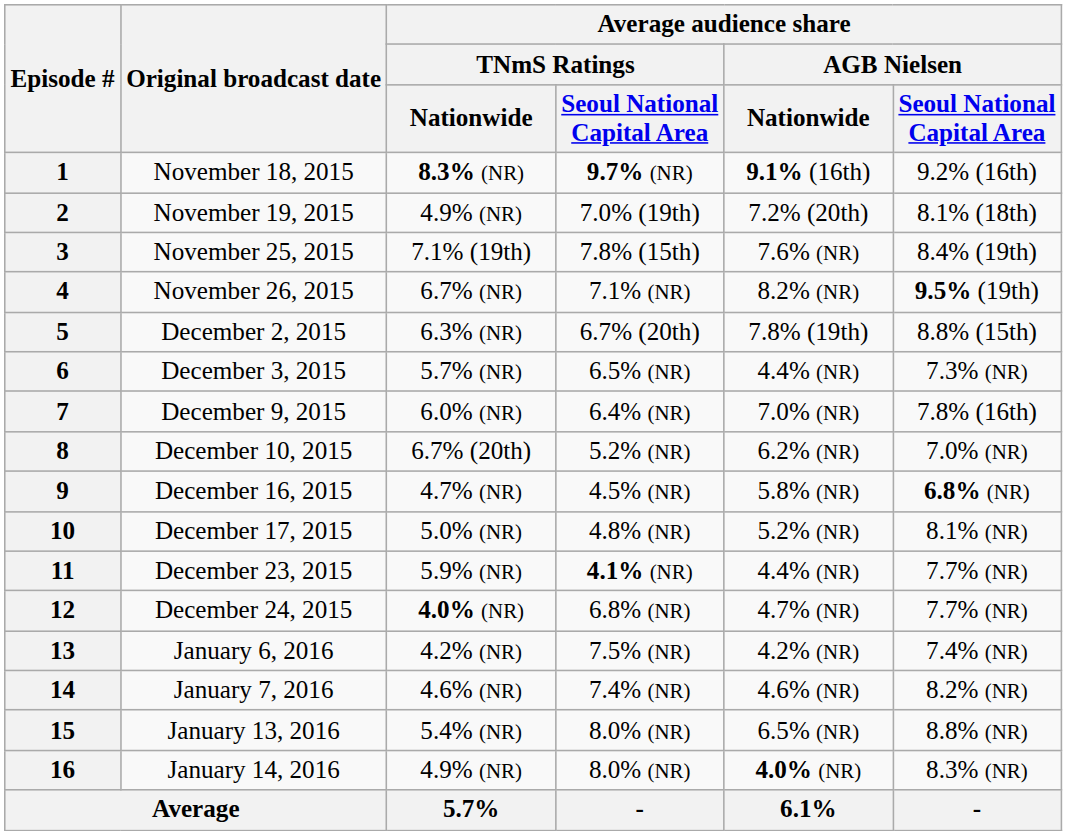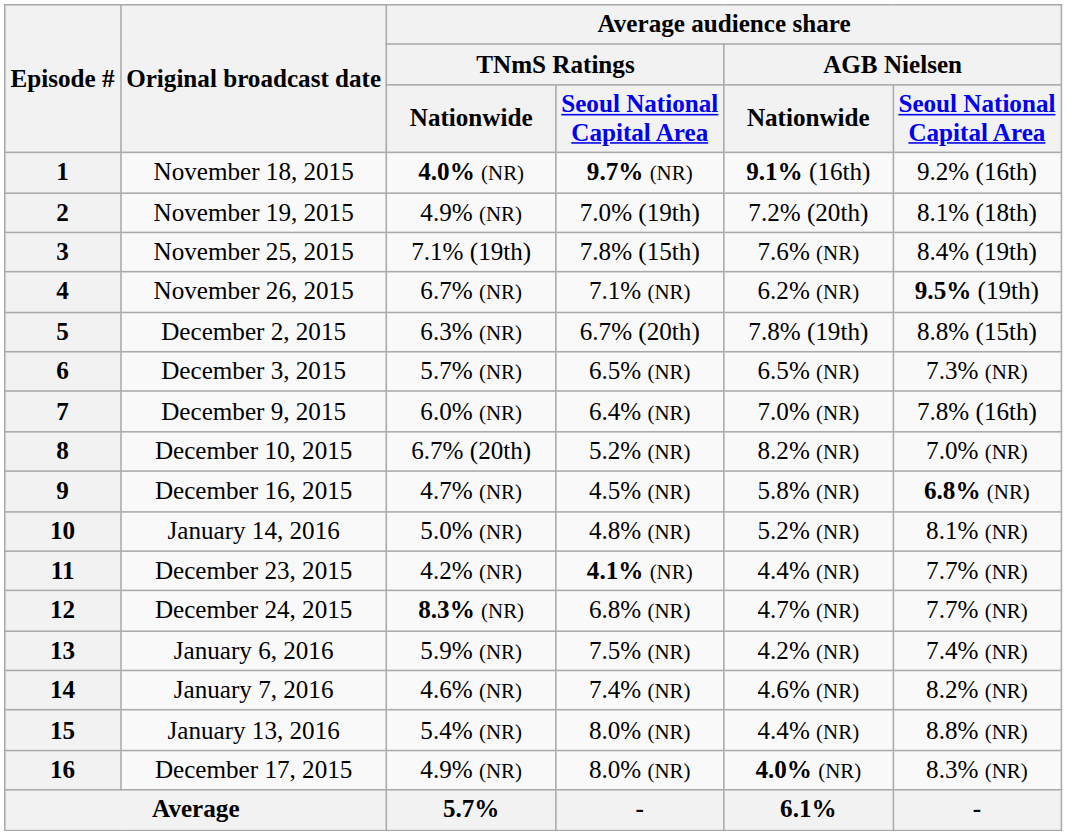(471, 172) 8.3% (NR) -> (471, 172) 4.0% (NR)
(808, 291) 8.2% (NR) -> (808, 291) 6.2% (NR)
(808, 371) 4.4% (NR) -> (808, 371) 6.5% (NR)
(808, 451) 6.2% (NR) -> (808, 451) 8.2% (NR)
(254, 530) December 17, 2015 -> (254, 530) January 14, 2016
(471, 570) 5.9% (NR) -> (471, 570) 4.2% (NR)
(471, 610) 4.0% (NR) -> (471, 610) 8.3% (NR)
(471, 650) 4.2% (NR) -> (471, 650) 5.9% (NR)
(808, 729) 6.5% (NR) -> (808, 729) 4.4% (NR)
(254, 769) January 14, 2016 -> (254, 769) December 17, 2015
